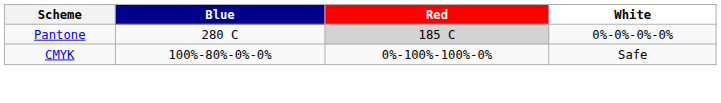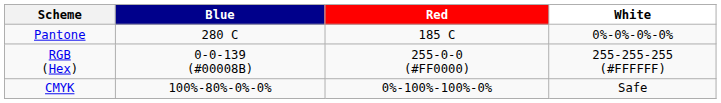(437, 34) lightgrey background -> (437, 34) no background
+ row: (60, 61)
